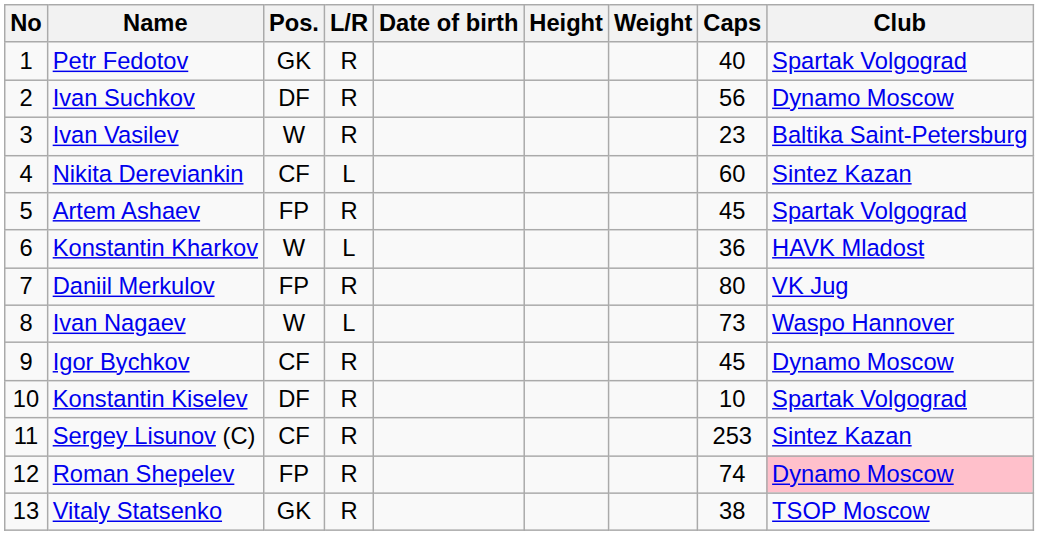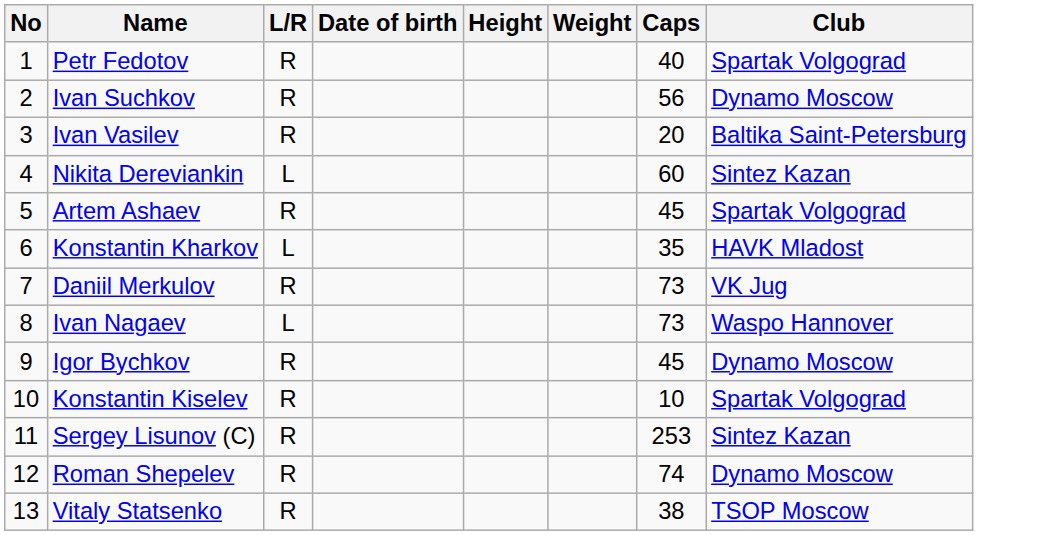- column: (294, 23)
(732, 135) 23 -> (671, 135) 20
(732, 248) 36 -> (671, 248) 35
(732, 286) 80 -> (671, 286) 73
(863, 473) pink background -> (802, 473) no background
